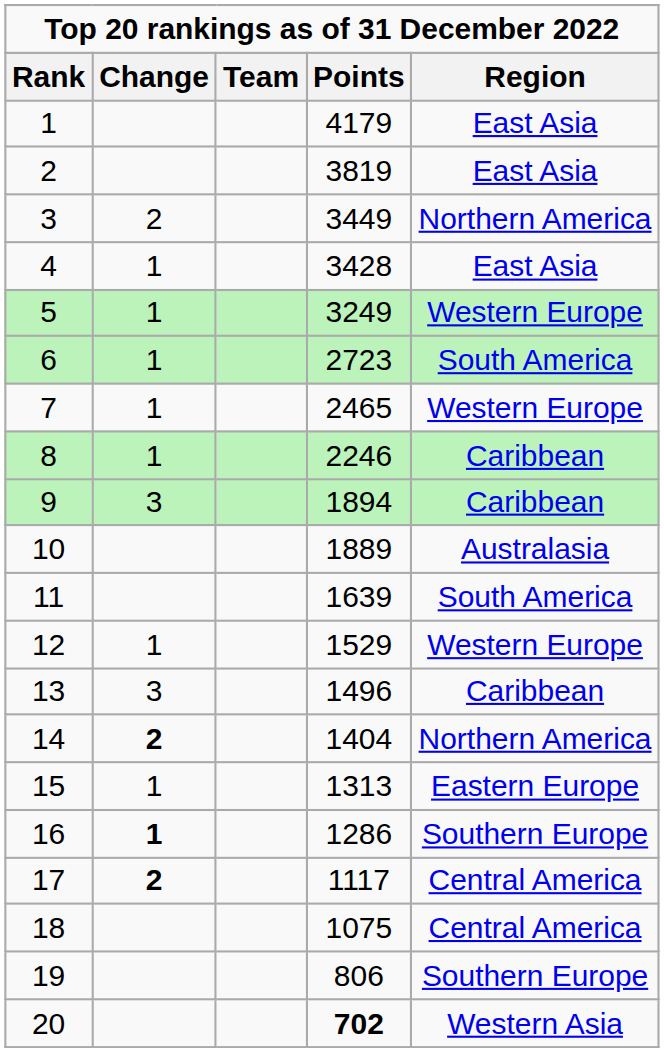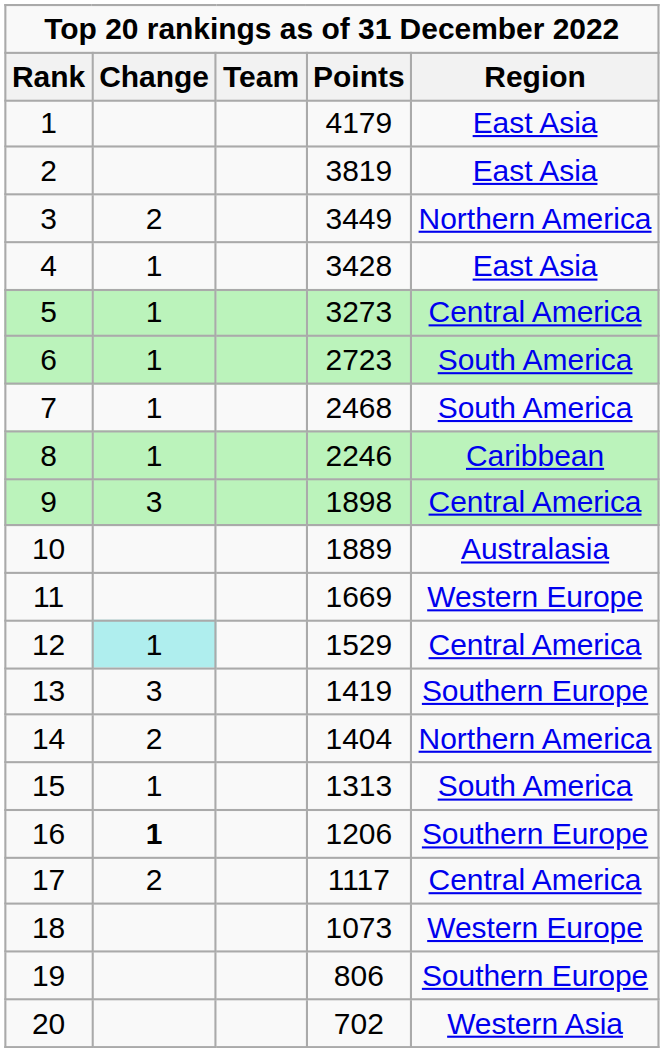(359, 313) 3249 -> (359, 313) 3273
(535, 313) Western Europe -> (535, 313) Central America
(359, 408) 2465 -> (359, 408) 2468
(535, 408) Western Europe -> (535, 408) South America
(359, 502) 1894 -> (359, 502) 1898
(535, 502) Caribbean -> (535, 502) Central America
(359, 597) 1639 -> (359, 597) 1669
(535, 597) South America -> (535, 597) Western Europe
(154, 644) no background -> (154, 644) paleturquoise background
(535, 644) Western Europe -> (535, 644) Central America
(359, 692) 1496 -> (359, 692) 1419
(535, 692) Caribbean -> (535, 692) Southern Europe
(154, 739) bold -> (154, 739) normal
(535, 786) Eastern Europe -> (535, 786) South America
(359, 834) 1286 -> (359, 834) 1206
(154, 881) bold -> (154, 881) normal
(359, 928) 1075 -> (359, 928) 1073
(535, 928) Central America -> (535, 928) Western Europe
(359, 1023) bold -> (359, 1023) normal
